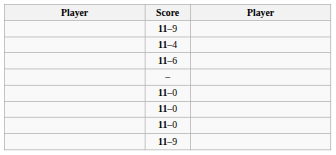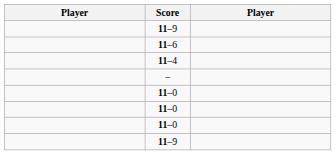rows swapped: (75, 61) <-> (75, 45)
